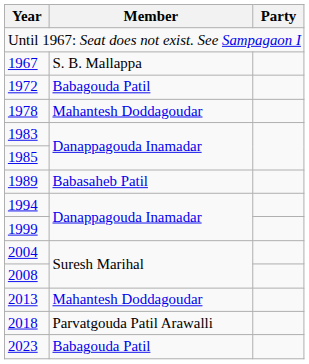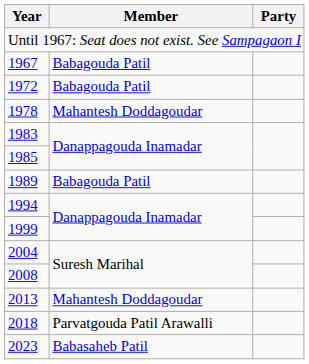(97, 63) S. B. Mallappa -> (101, 63) Babagouda Patil
(100, 181) Babasaheb Patil -> (101, 181) Babagouda Patil
(101, 346) Babagouda Patil -> (100, 346) Babasaheb Patil
